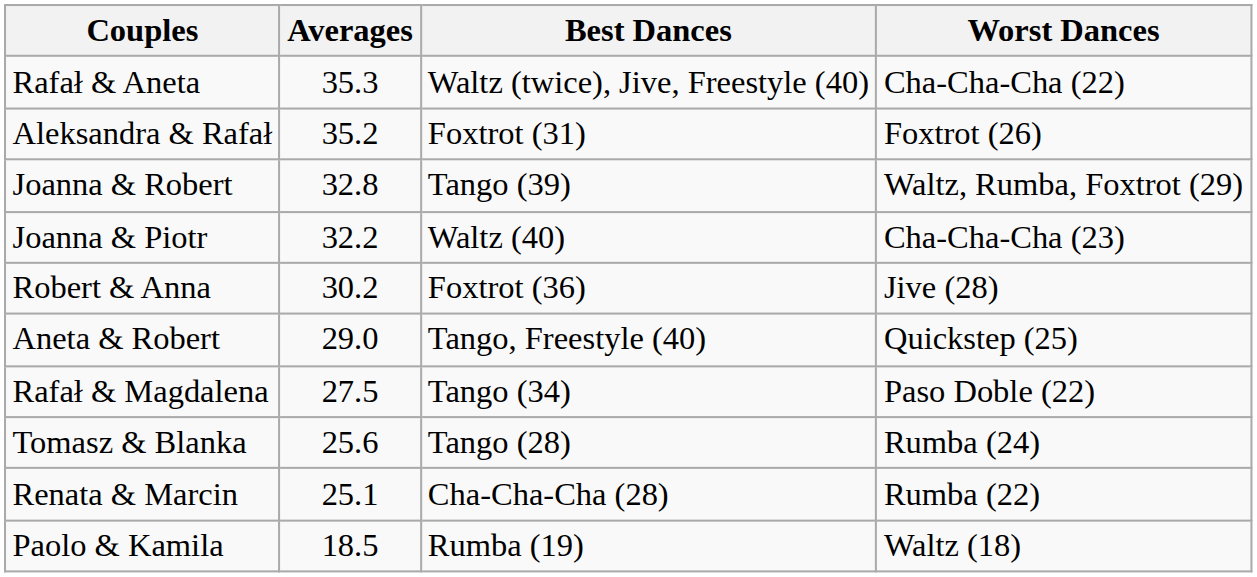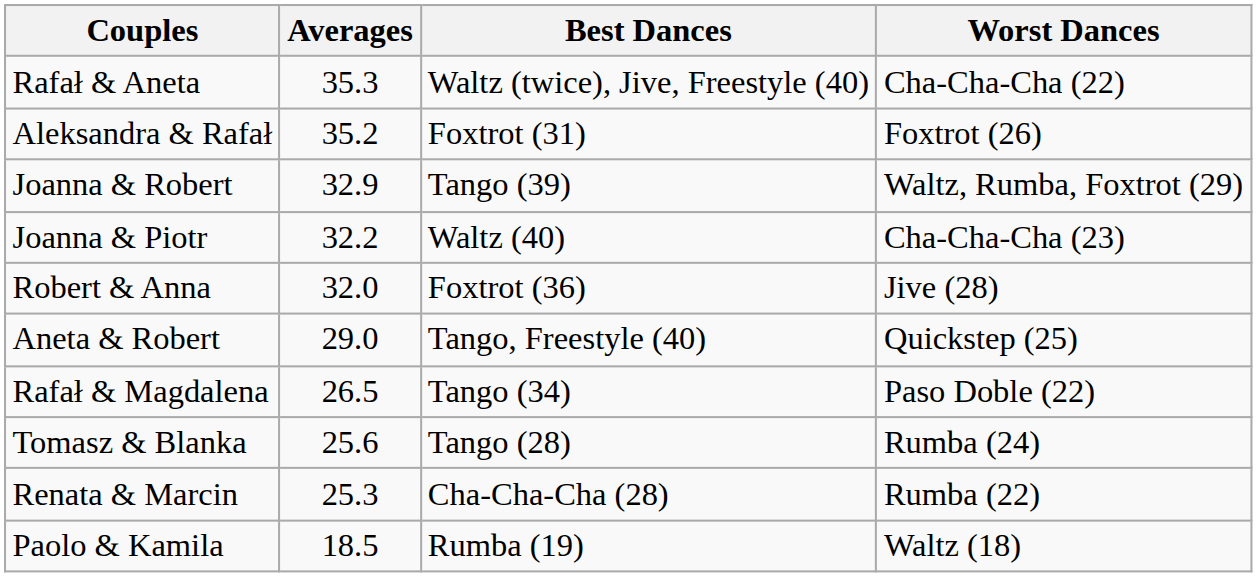(350, 184) 32.8 -> (350, 184) 32.9
(350, 287) 30.2 -> (350, 287) 32.0
(350, 390) 27.5 -> (350, 390) 26.5
(350, 493) 25.1 -> (350, 493) 25.3
